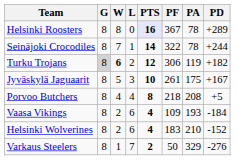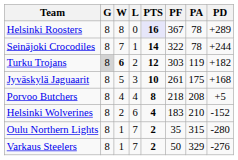(172, 63) 306 -> (176, 63) 303
(217, 79) +167 -> (220, 79) +168
- row: (37, 113)
+ row: (53, 130)
